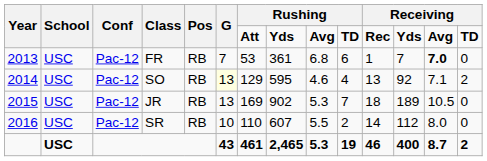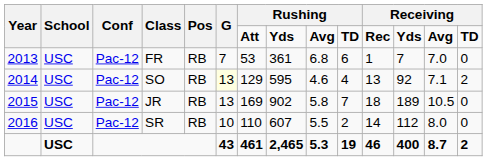(437, 58) bold -> (437, 58) normal
(319, 101) 5.3 -> (319, 101) 5.8
